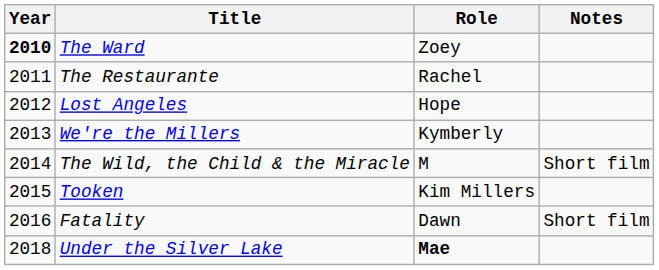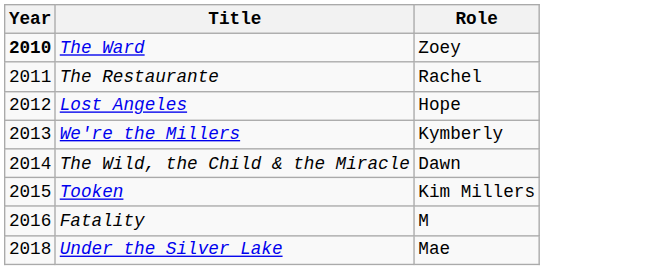- column: (597, 19)
(424, 163) M -> (440, 163) Dawn
(440, 221) Dawn -> (424, 221) M
(434, 250) bold -> (434, 250) normal
